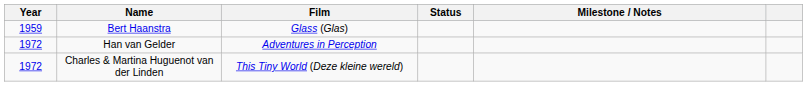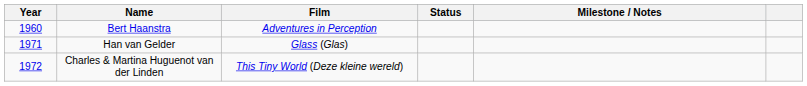(31, 28) 1959 -> (31, 28) 1960
(320, 28) Glass (Glas) -> (320, 28) Adventures in Perception
(31, 45) 1972 -> (31, 45) 1971
(320, 45) Adventures in Perception -> (320, 45) Glass (Glas)
